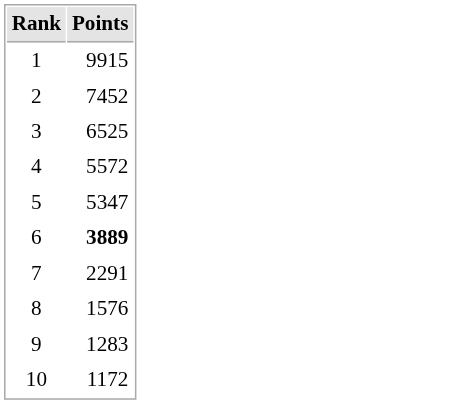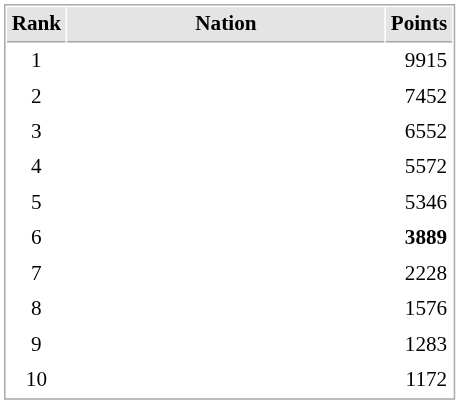+ column: (226, 23)
(107, 131) 6525 -> (426, 131) 6552
(107, 202) 5347 -> (426, 202) 5346
(107, 273) 2291 -> (426, 273) 2228
